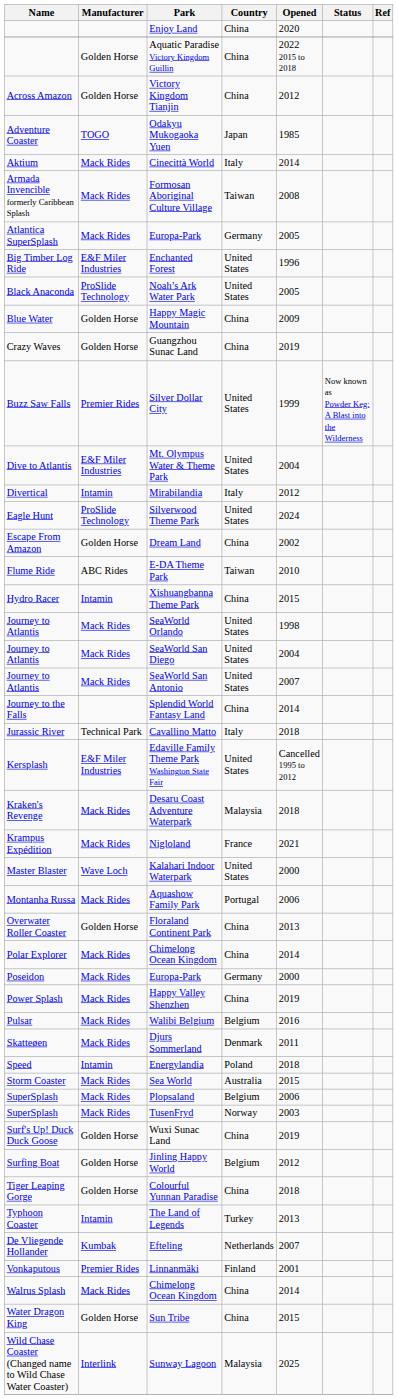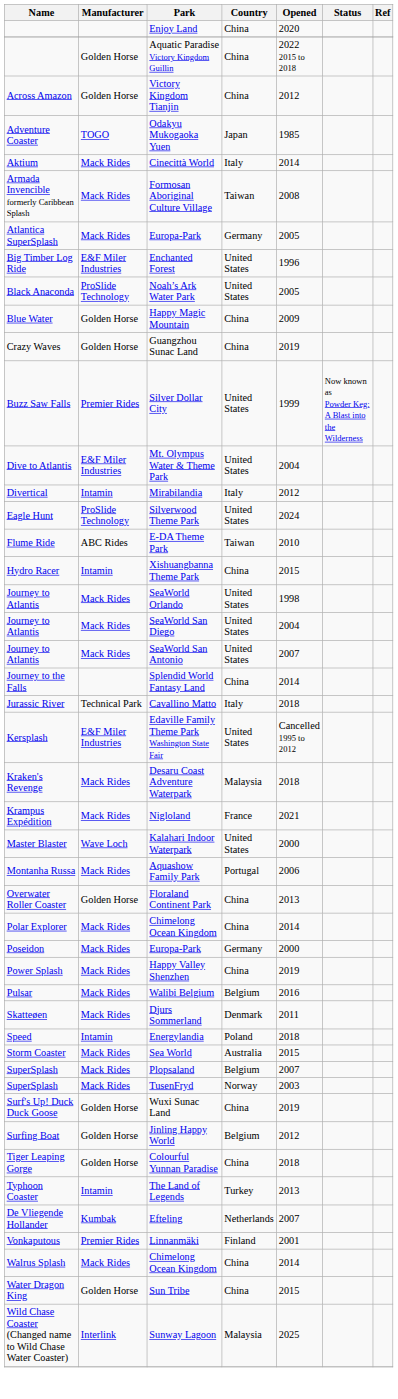- row: (34, 543)
(289, 1097) 2006 -> (289, 1069) 2007
